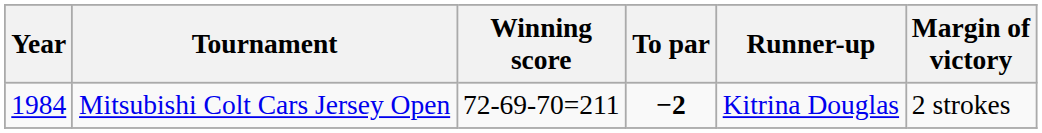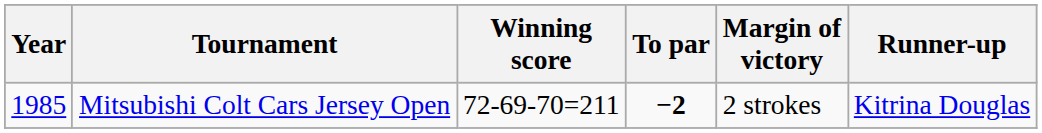columns swapped: (971, 43) <-> (811, 43)
(39, 105) 1984 -> (39, 105) 1985
